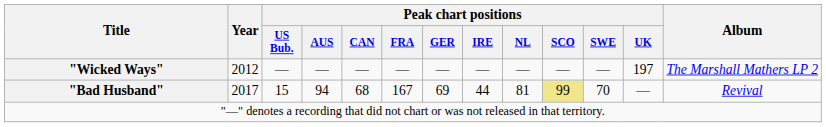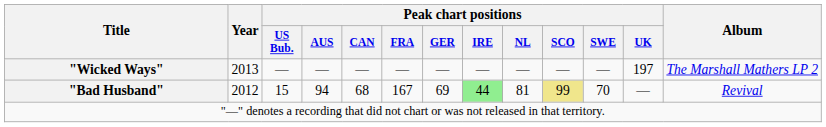(245, 69) 2012 -> (245, 69) 2013
(245, 91) 2017 -> (245, 91) 2012
(483, 91) no background -> (483, 91) lightgreen background
